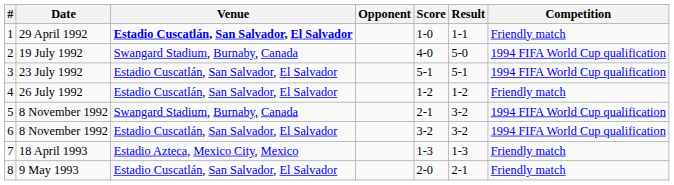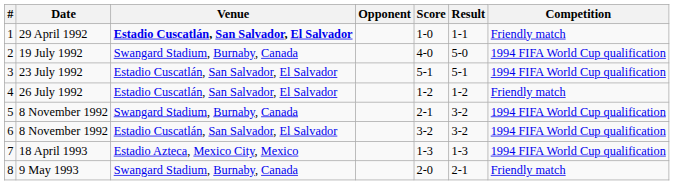(528, 151) Friendly match -> (578, 151) 1994 FIFA World Cup qualification
(226, 170) Estadio Cuscatlán, San Salvador, El Salvador -> (206, 170) Swangard Stadium, Burnaby, Canada
